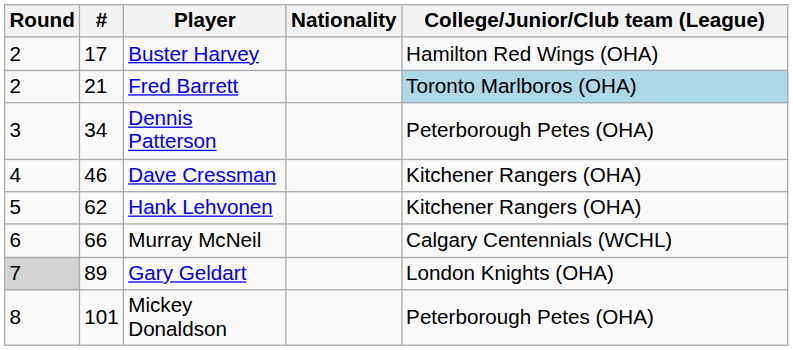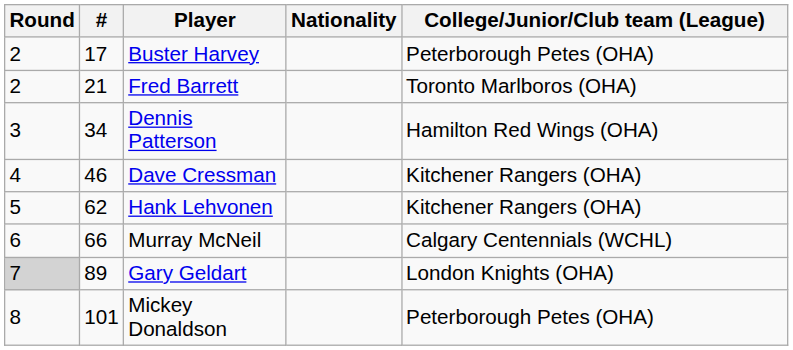(532, 53) Hamilton Red Wings (OHA) -> (530, 53) Peterborough Petes (OHA)
(521, 86) lightblue background -> (521, 86) no background
(530, 130) Peterborough Petes (OHA) -> (532, 130) Hamilton Red Wings (OHA)
